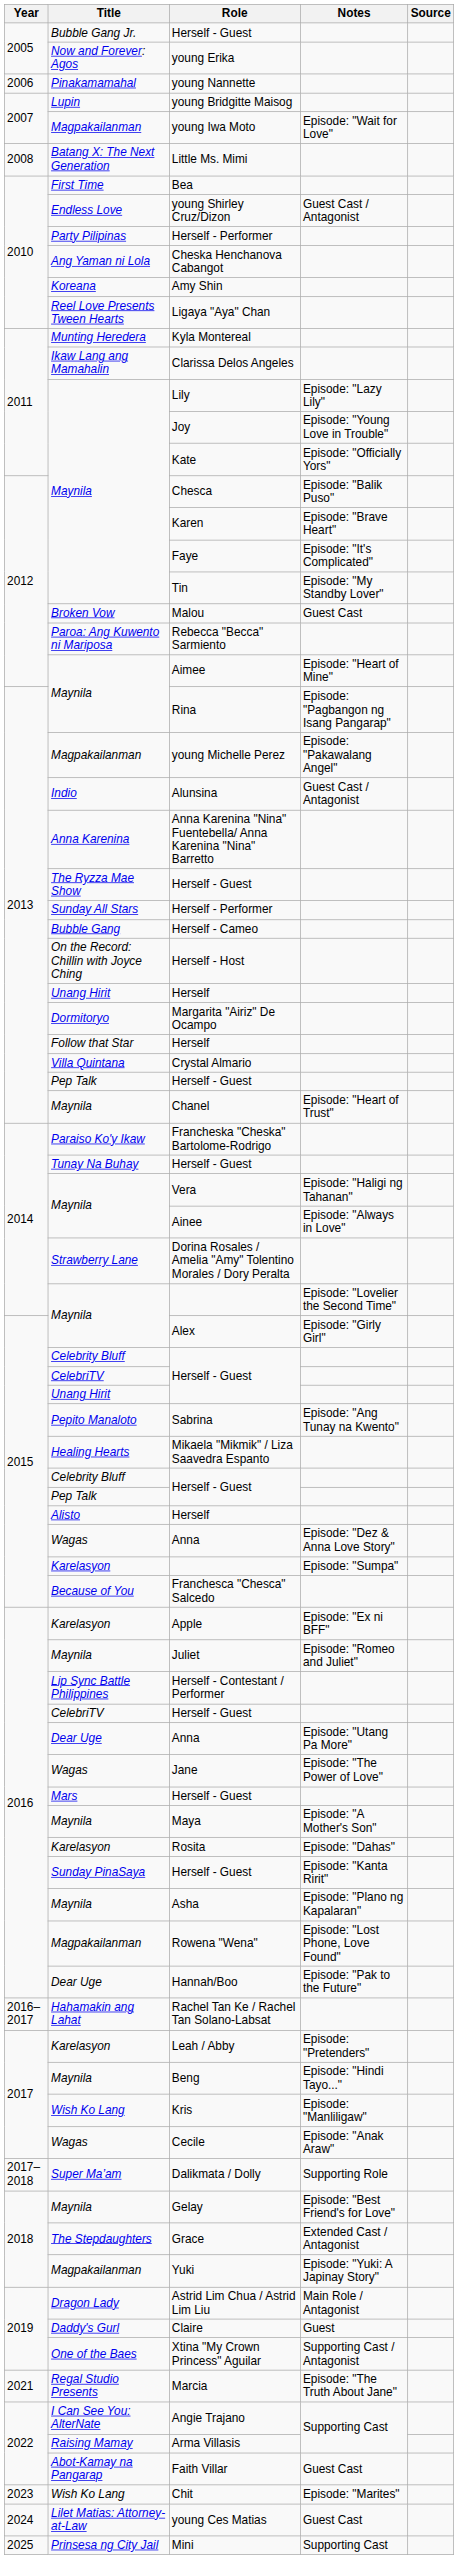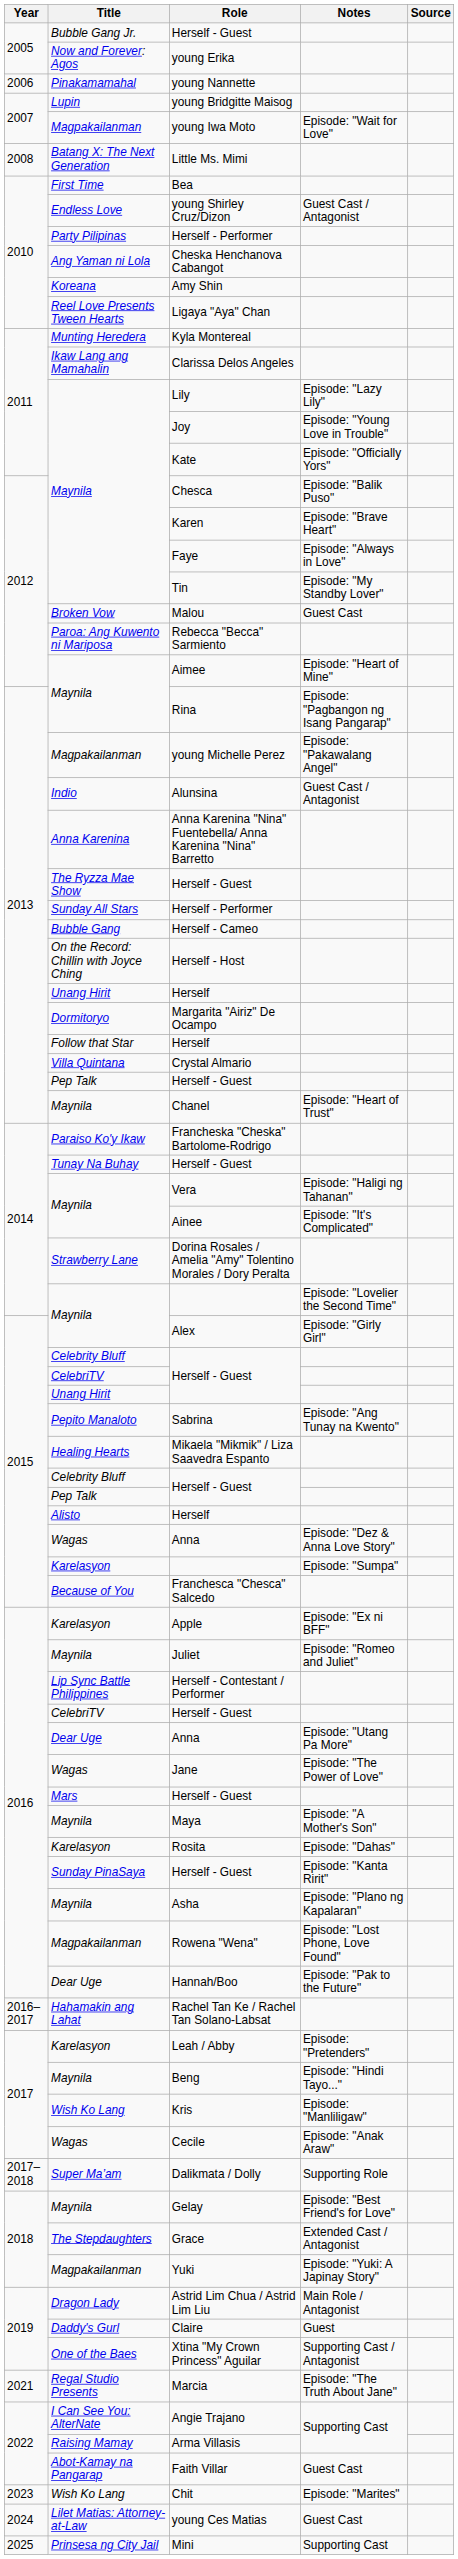(338, 555) Episode: "It's Complicated" -> (349, 555) Episode: "Always in Love"
(349, 1222) Episode: "Always in Love" -> (338, 1222) Episode: "It's Complicated"
